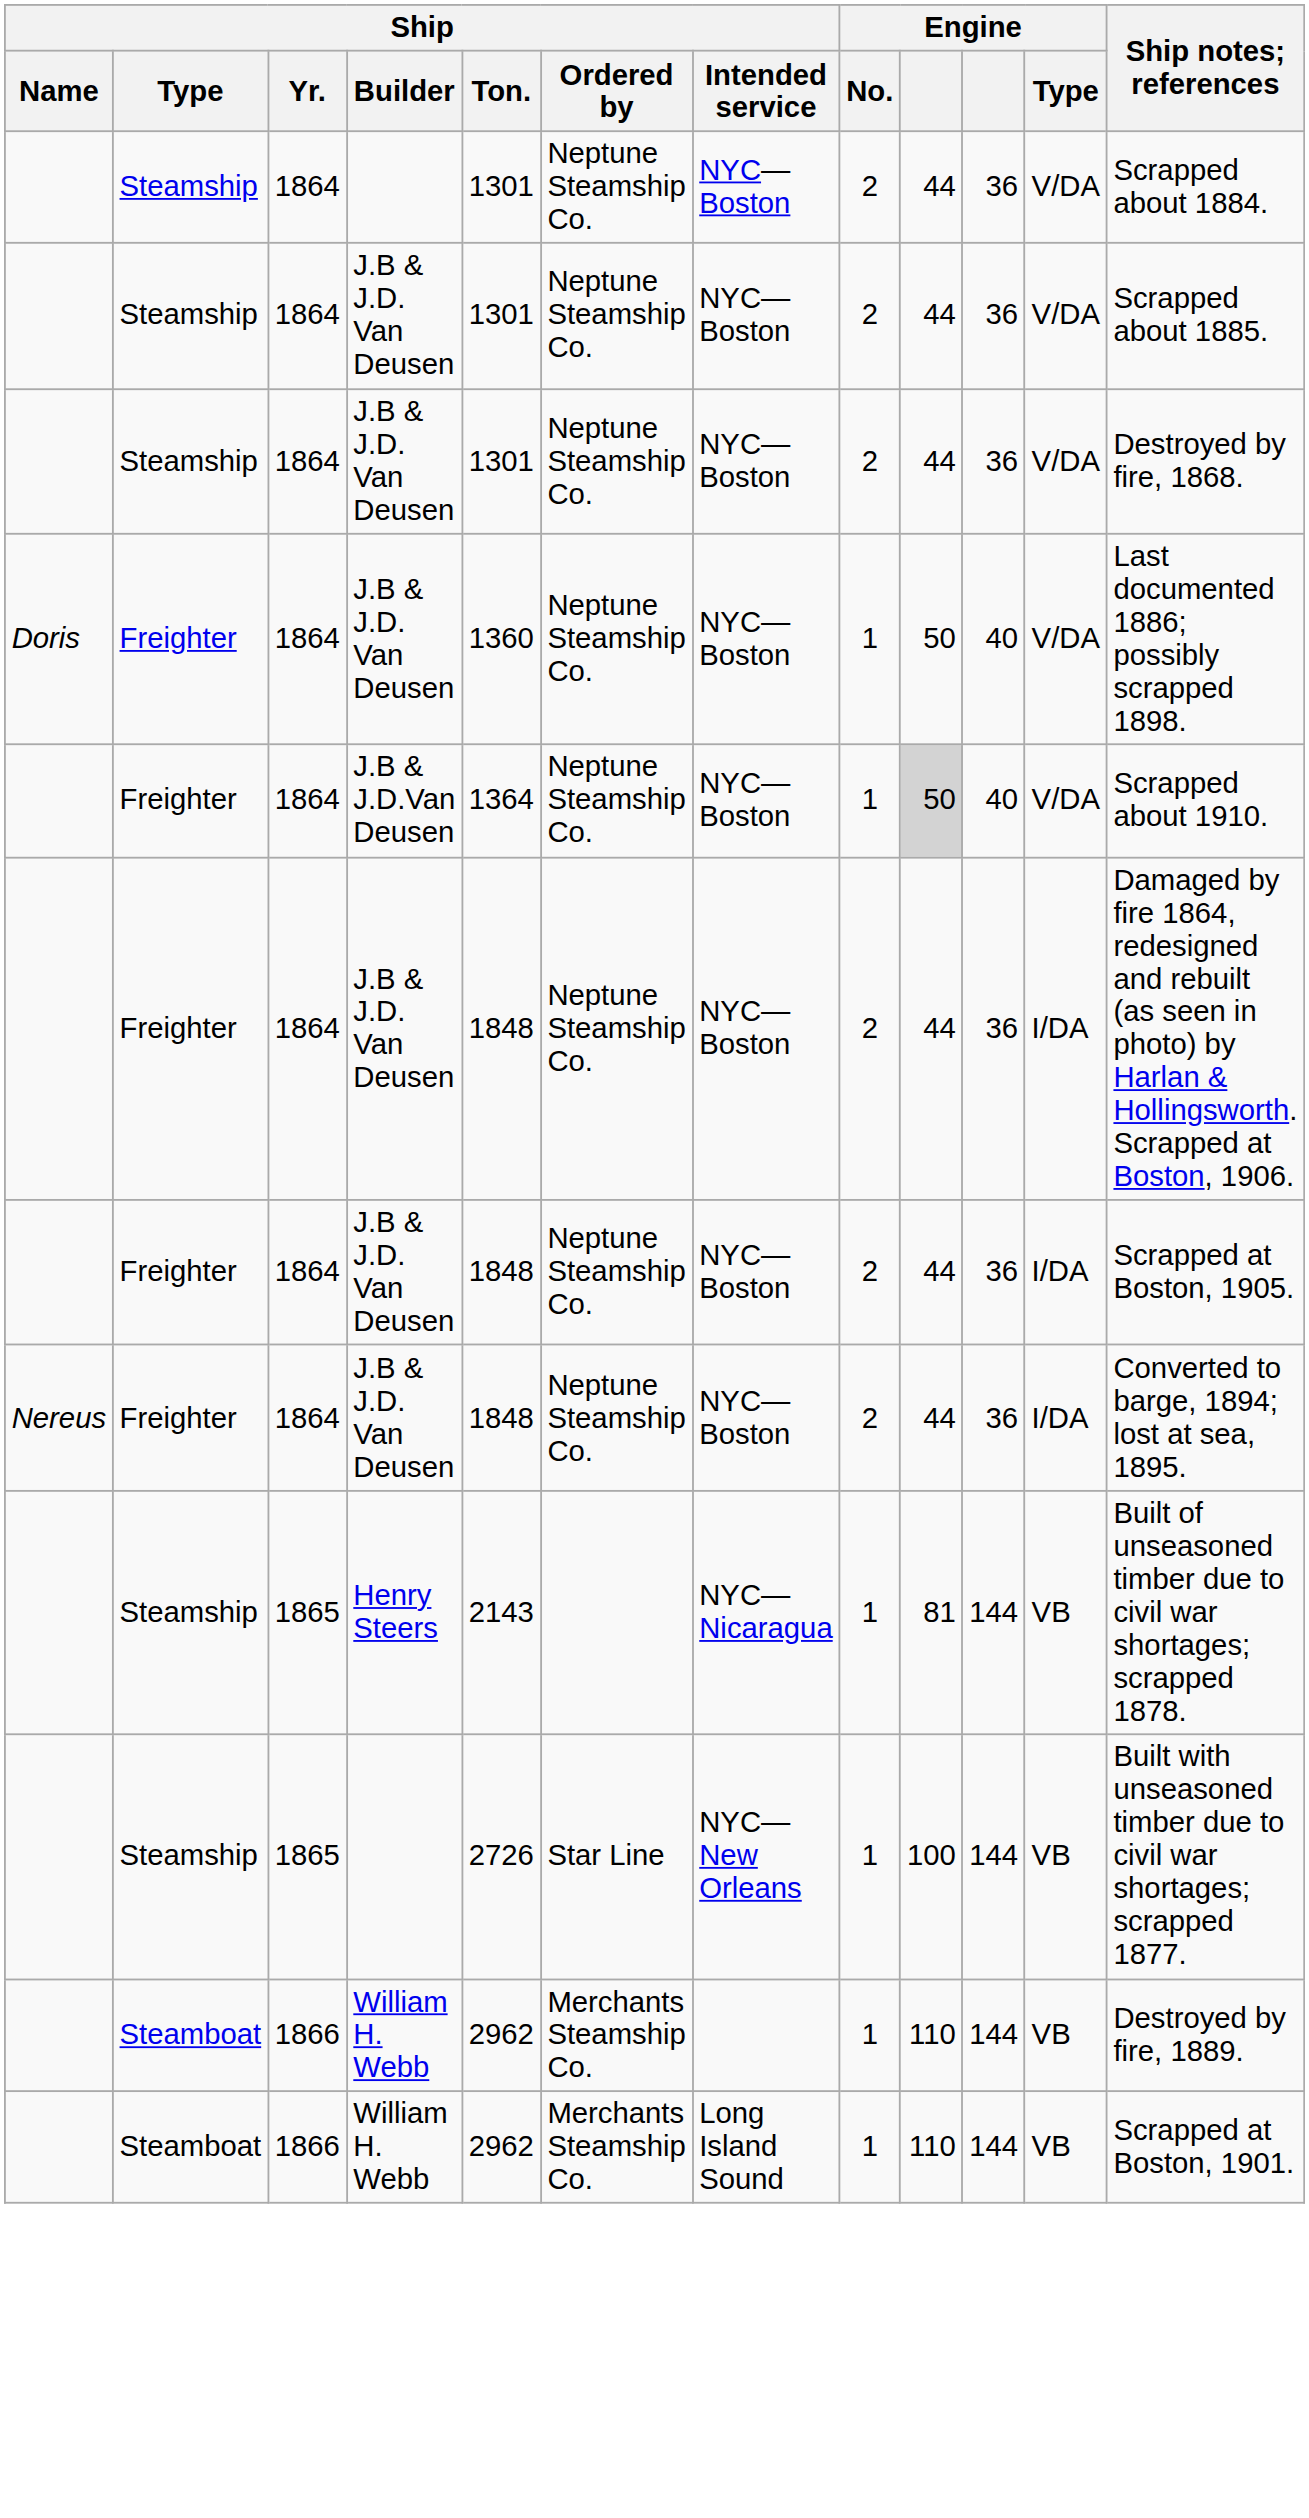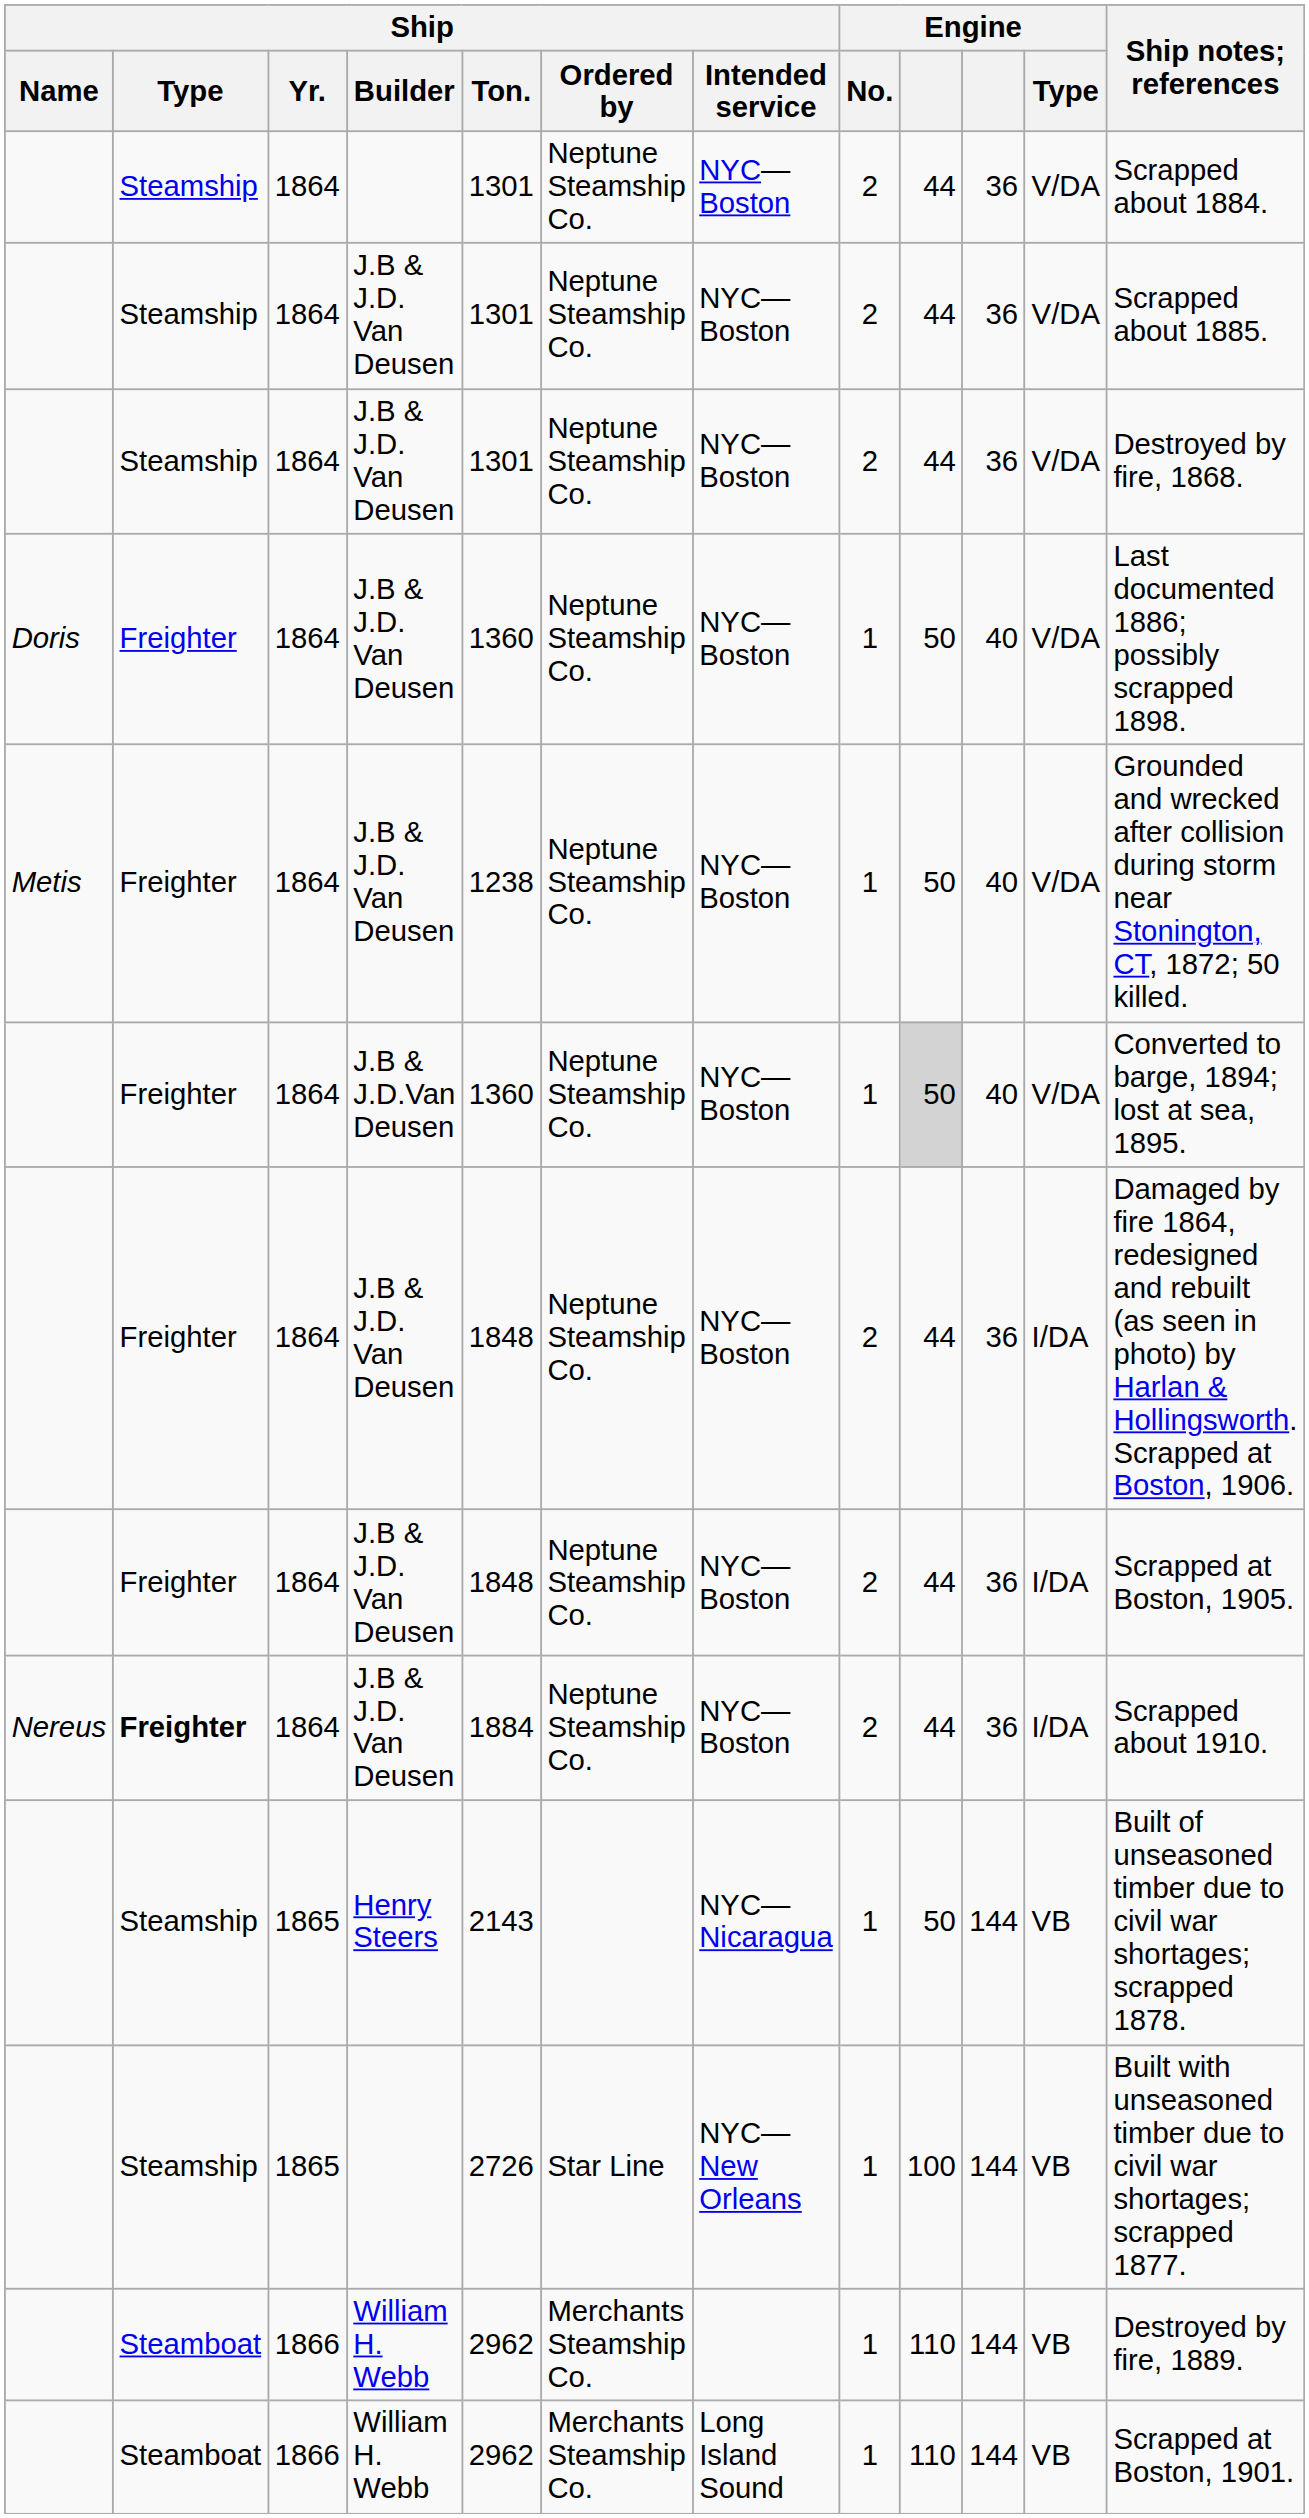+ row: (47, 882)
(501, 800) 1364 -> (501, 1093) 1360
(1191, 800) Scrapped about 1910. -> (1197, 1093) Converted to barge, 1894; lost at sea, 1895.
(178, 1417) normal -> (183, 1727) bold
(501, 1417) 1848 -> (501, 1727) 1884
(1197, 1417) Converted to barge, 1894; lost at sea, 1895. -> (1191, 1727) Scrapped about 1910.
(939, 1612) 81 -> (939, 1921) 50
